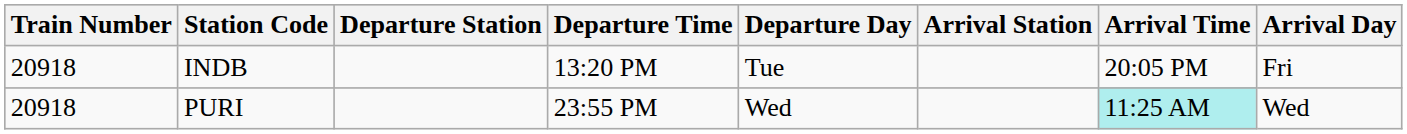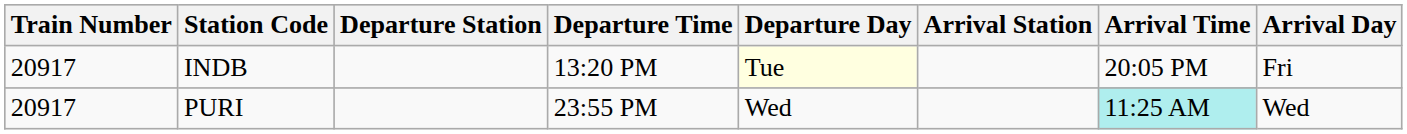(43, 66) 20918 -> (43, 66) 20917
(765, 66) no background -> (765, 66) lightyellow background
(43, 107) 20918 -> (43, 107) 20917
